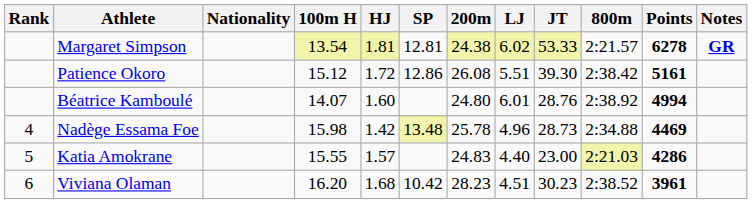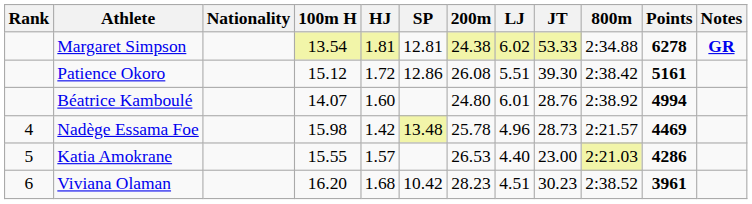(612, 45) 2:21.57 -> (612, 45) 2:34.88
(612, 128) 2:34.88 -> (612, 128) 2:21.57
(471, 156) 24.83 -> (471, 156) 26.53
